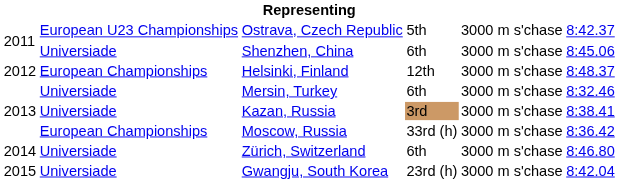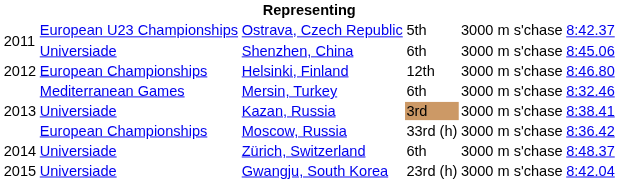(590, 71) 8:48.37 -> (590, 71) 8:46.80
(78, 91) Universiade -> (112, 91) Mediterranean Games
(590, 151) 8:46.80 -> (590, 151) 8:48.37
